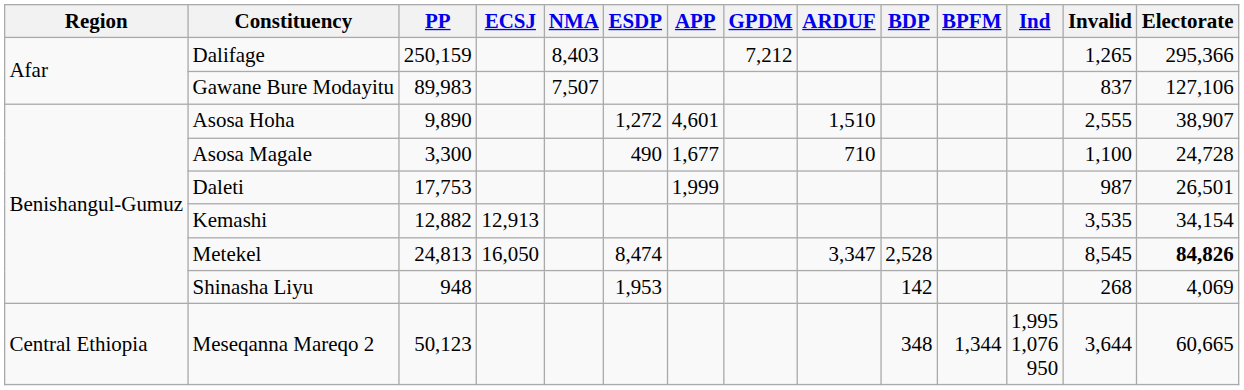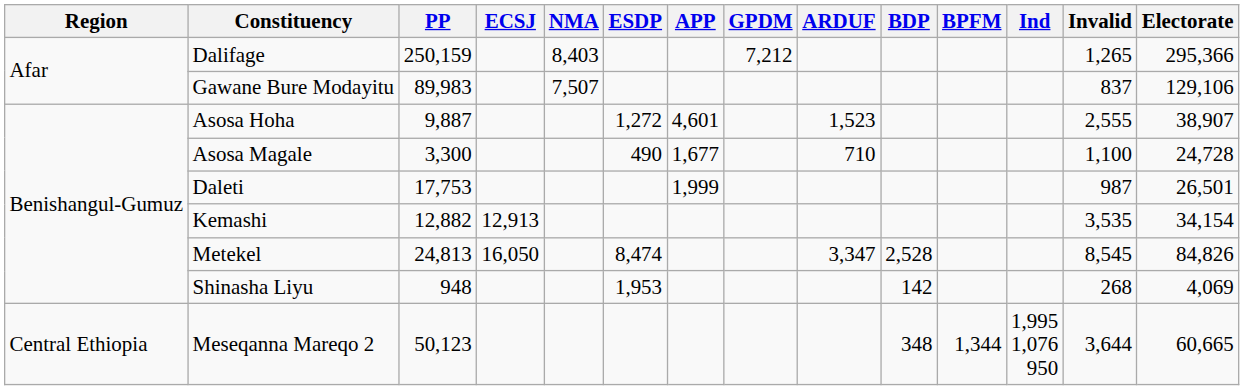(1200, 87) 127,106 -> (1200, 87) 129,106
(448, 120) 9,890 -> (448, 120) 9,887
(852, 120) 1,510 -> (852, 120) 1,523
(1205, 253) bold -> (1205, 253) normal
